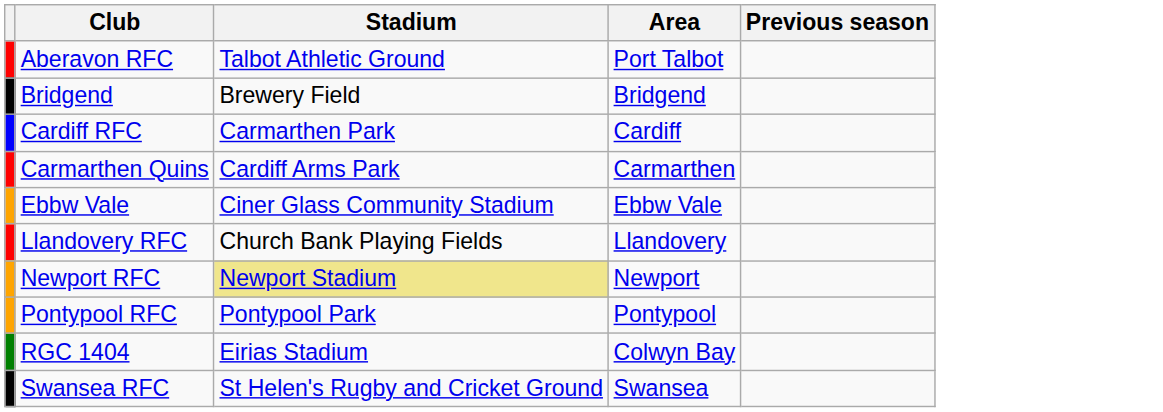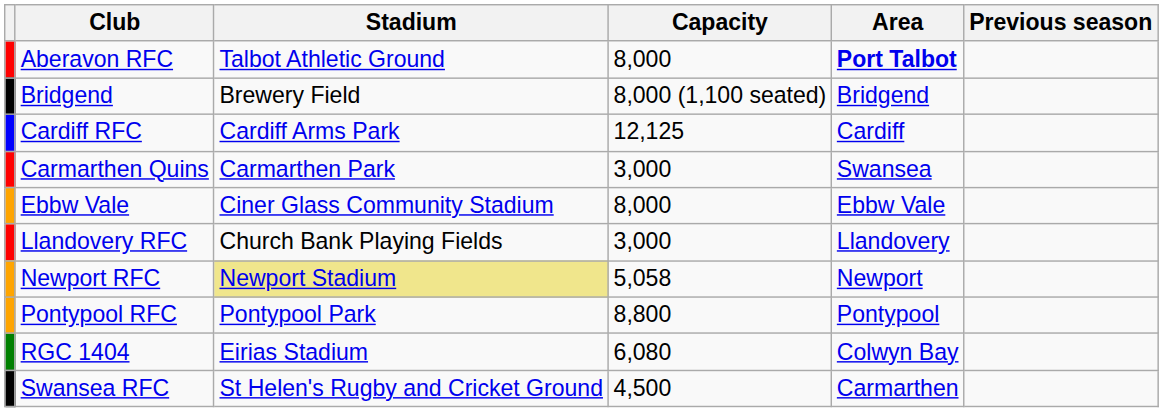+ column: (720, 22)
(668, 59) normal -> (897, 59) bold
(307, 132) Carmarthen Park -> (310, 132) Cardiff Arms Park
(310, 168) Cardiff Arms Park -> (307, 168) Carmarthen Park
(674, 168) Carmarthen -> (884, 168) Swansea
(661, 388) Swansea -> (898, 388) Carmarthen
